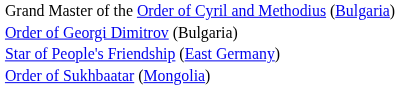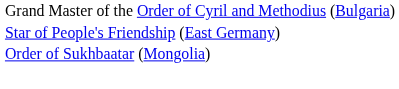- row: (121, 32)
